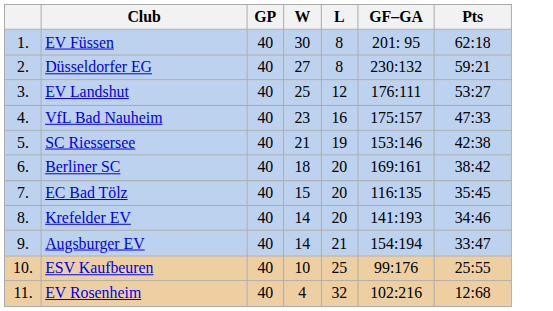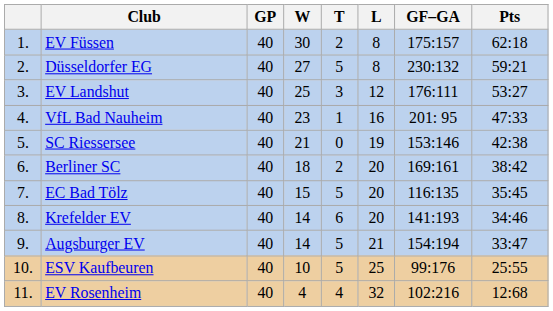+ column: (339, 17)
(396, 42) 201: 95 -> (433, 42) 175:157
(396, 117) 175:157 -> (433, 117) 201: 95
